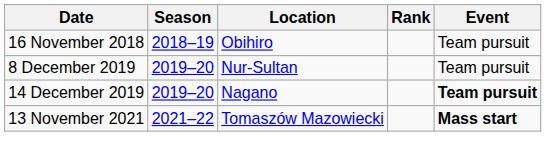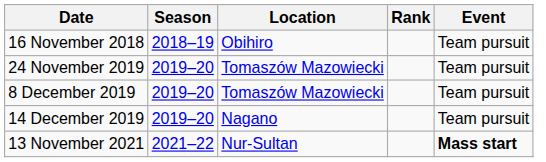+ row: (76, 68)
(260, 68) Nur-Sultan -> (303, 93) Tomaszów Mazowiecki
(487, 93) bold -> (484, 119) normal
(303, 119) Tomaszów Mazowiecki -> (260, 144) Nur-Sultan
